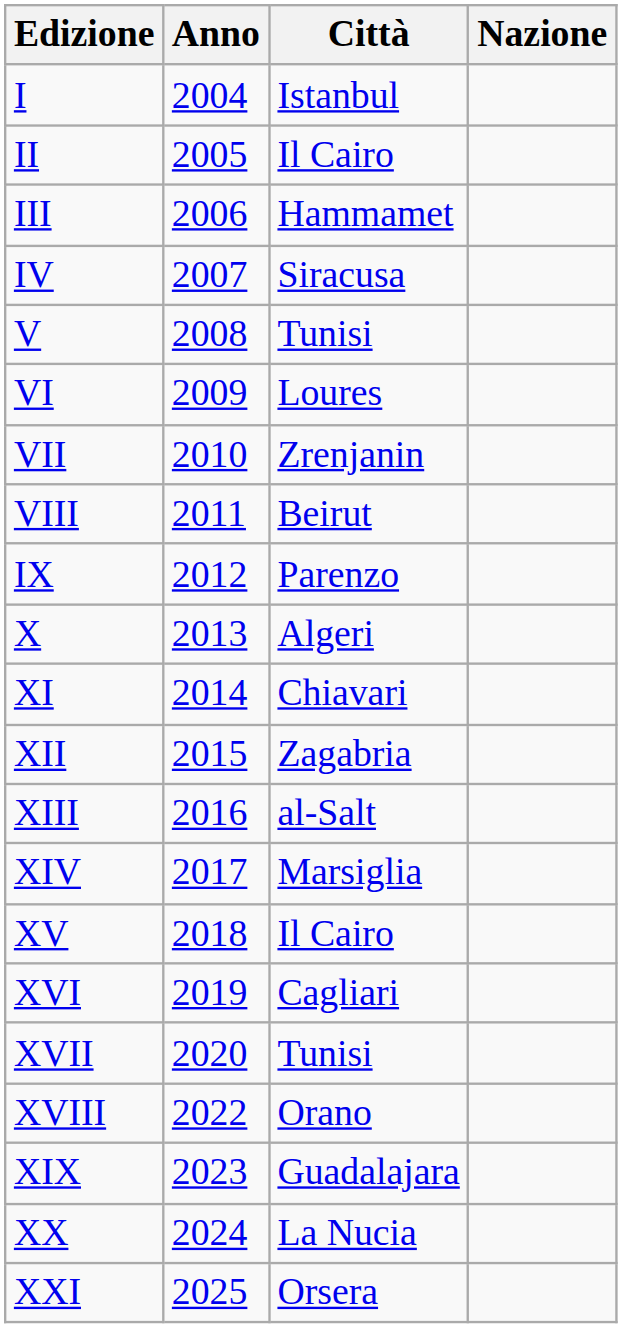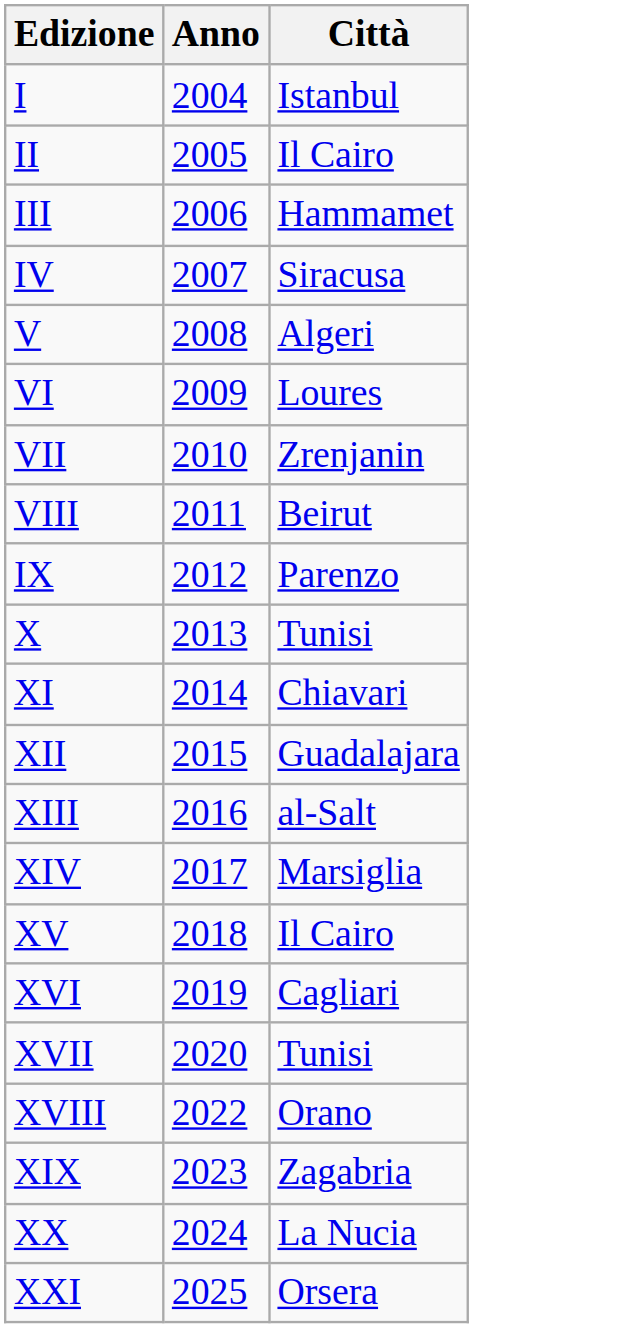- column: (542, 34)
(325, 333) Tunisi -> (326, 333) Algeri
(326, 633) Algeri -> (325, 633) Tunisi
(345, 753) Zagabria -> (369, 753) Guadalajara
(369, 1172) Guadalajara -> (345, 1172) Zagabria
